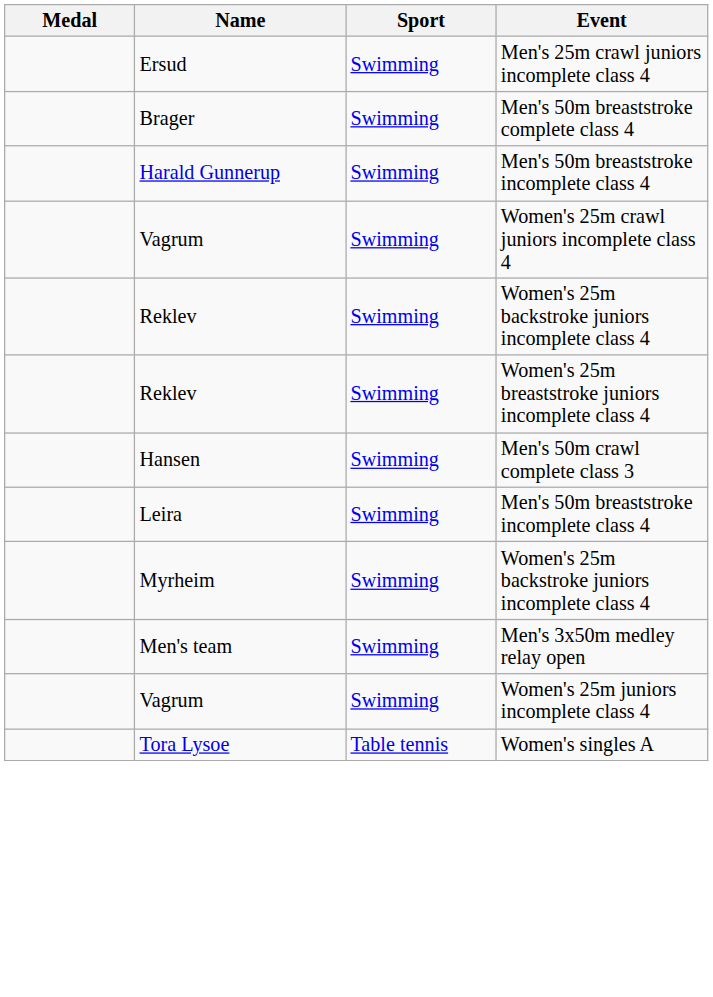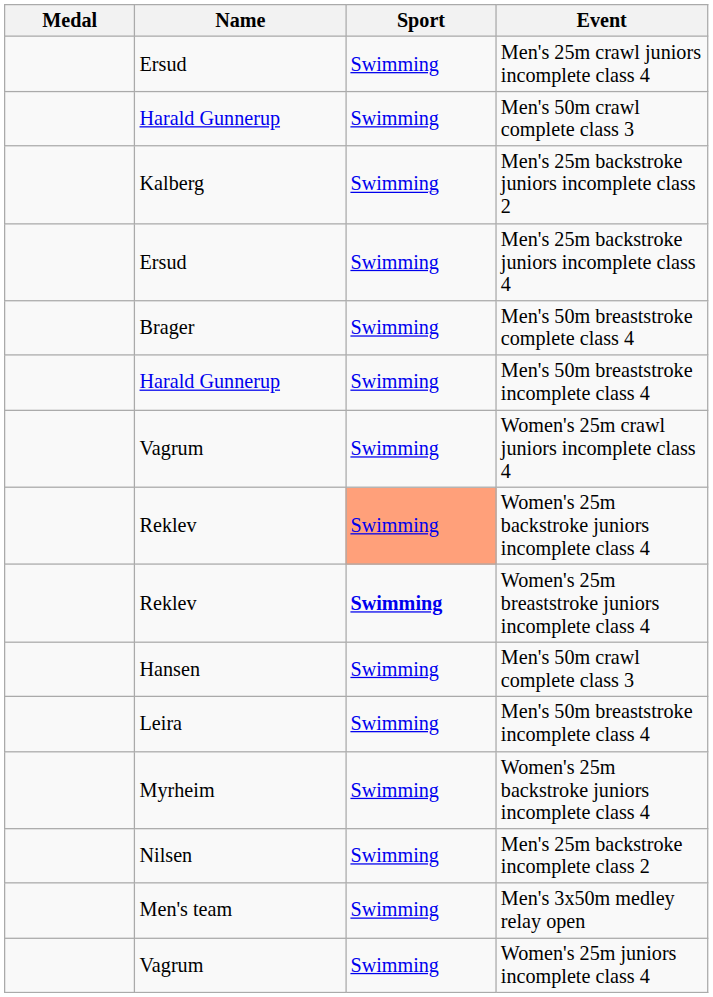+ row: (210, 118)
+ row: (172, 184)
+ row: (163, 261)
(395, 316) no background -> (395, 525) lightsalmon background
(395, 393) normal -> (396, 603) bold
+ row: (166, 855)
- row: (184, 744)
